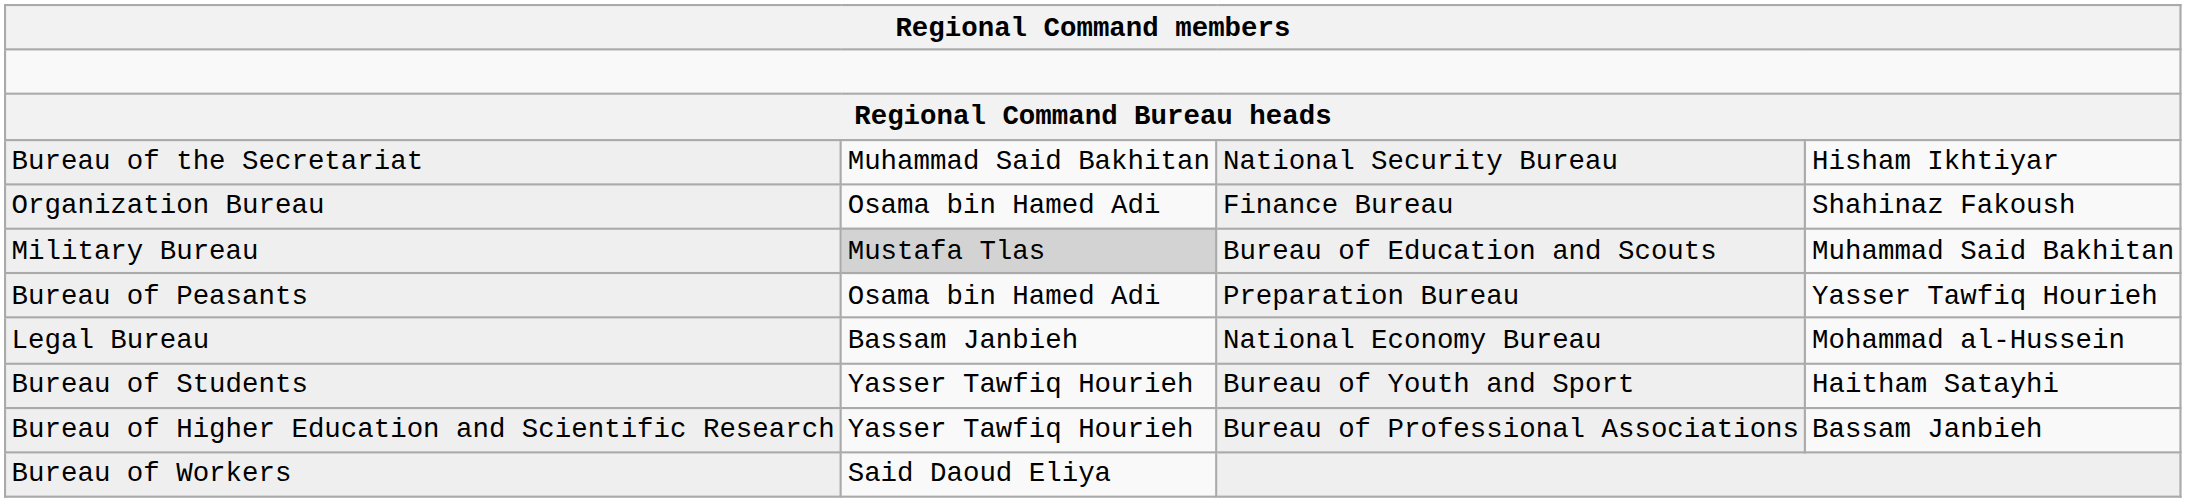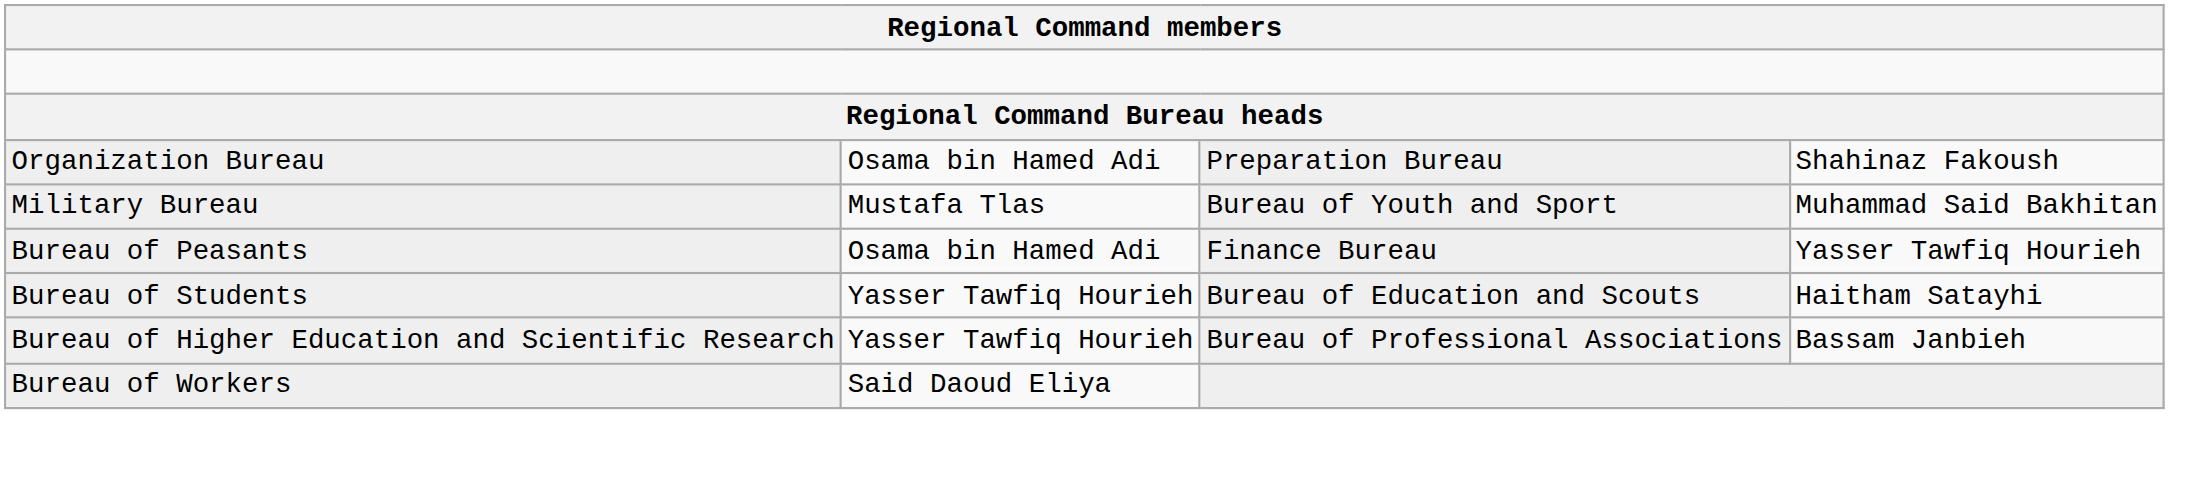- row: (217, 162)
(1338, 206) Finance Bureau -> (1355, 162) Preparation Bureau
(946, 251) lightgrey background -> (946, 206) no background
(1470, 251) Bureau of Education and Scouts -> (1412, 206) Bureau of Youth and Sport
(1371, 296) Preparation Bureau -> (1322, 251) Finance Bureau
- row: (110, 340)
(1429, 385) Bureau of Youth and Sport -> (1453, 296) Bureau of Education and Scouts
